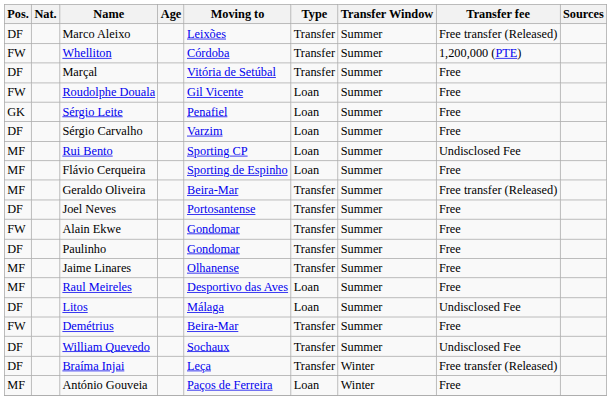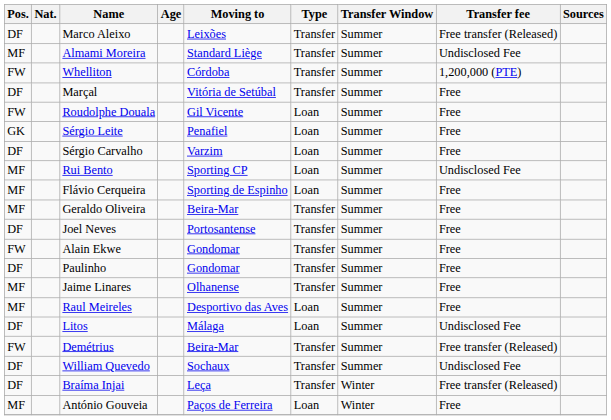+ row: (104, 53)
(498, 190) Free transfer (Released) -> (450, 209) Free
(450, 326) Free -> (498, 346) Free transfer (Released)
